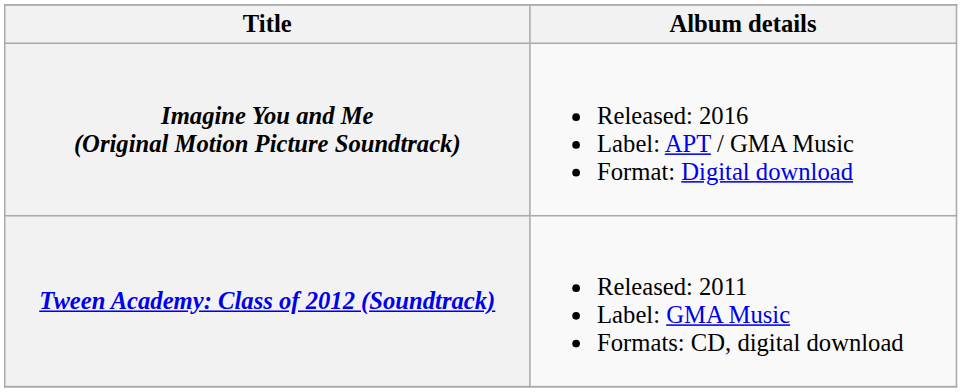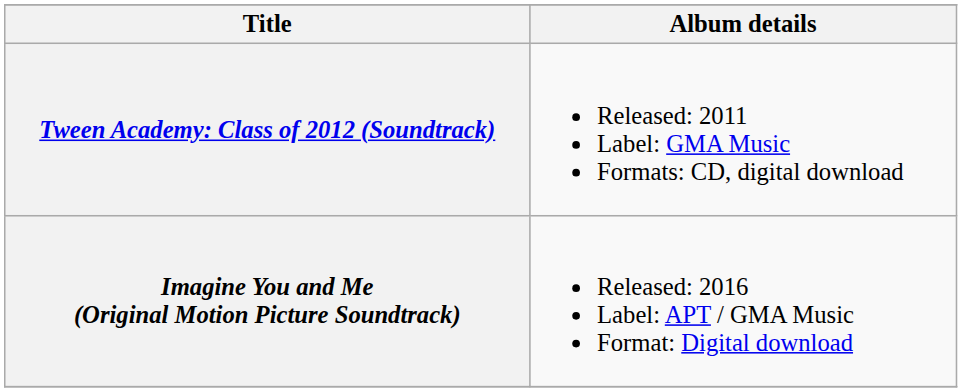rows swapped: (267, 300) <-> (267, 129)
